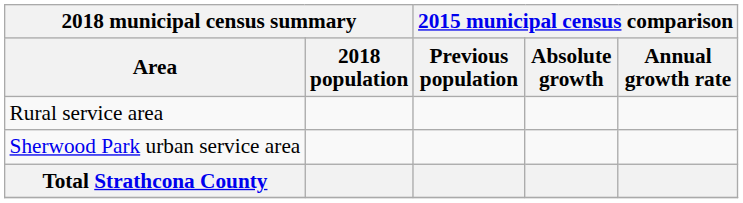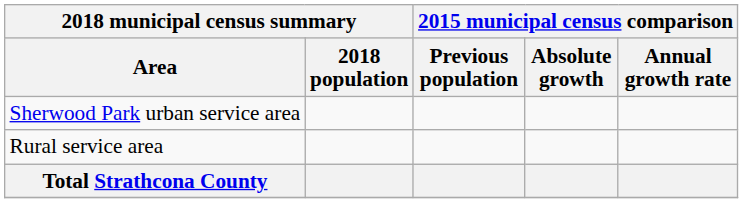rows swapped: (155, 146) <-> (86, 112)
